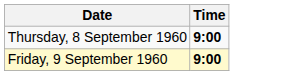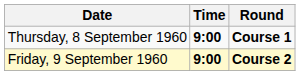+ column: (262, 15)
